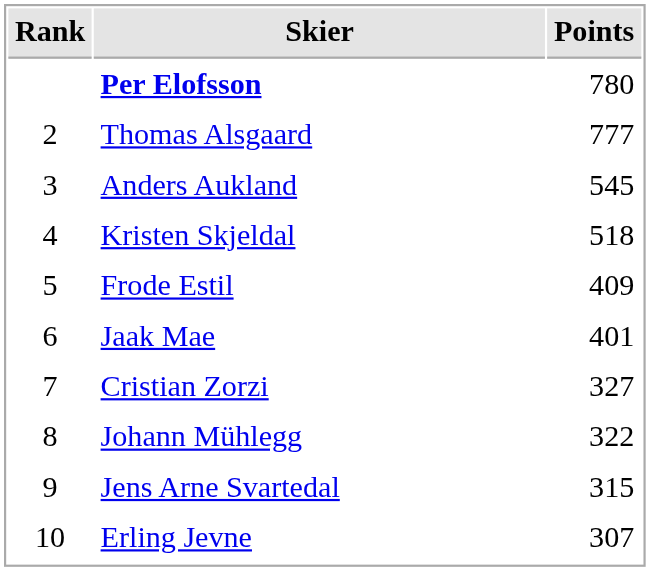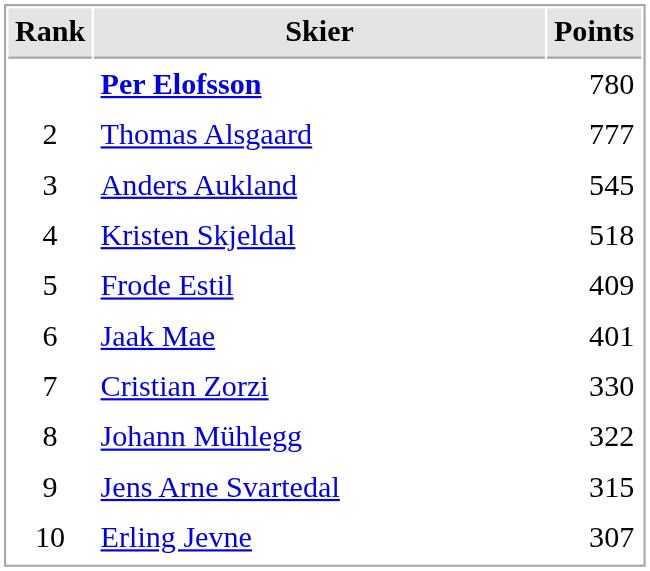(612, 386) 327 -> (612, 386) 330
